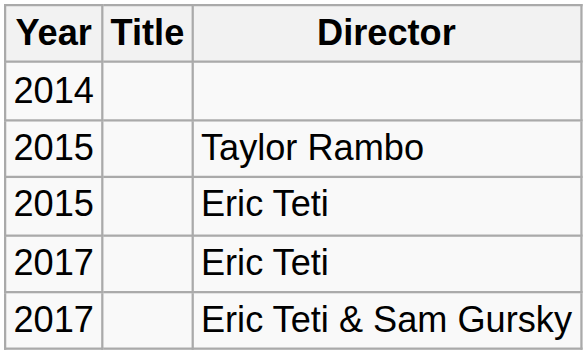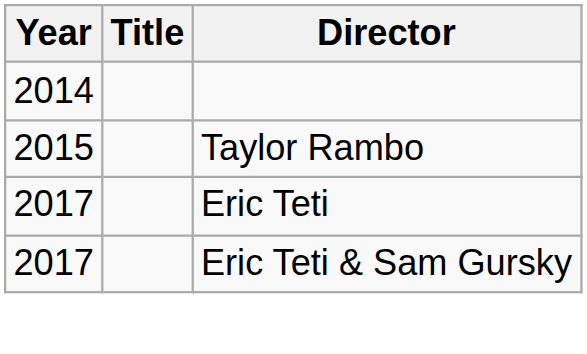- row: (54, 205)
